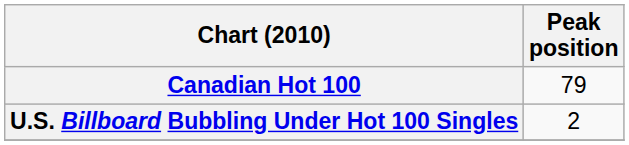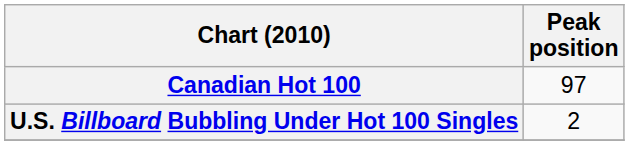(574, 85) 79 -> (574, 85) 97
